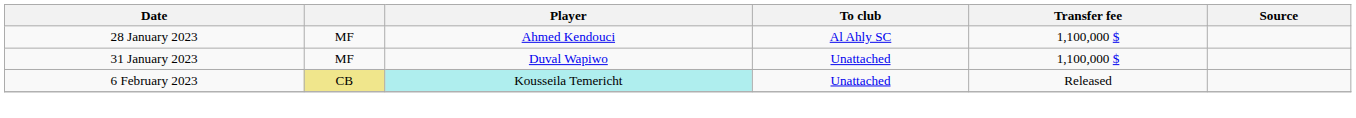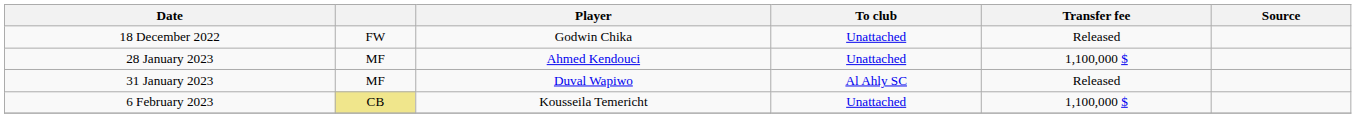+ row: (170, 36)
(861, 36) Al Ahly SC -> (876, 58) Unattached
(861, 58) Unattached -> (876, 80) Al Ahly SC
(1088, 58) 1,100,000 $ -> (1096, 80) Released
(568, 80) paleturquoise background -> (593, 102) no background
(1088, 80) Released -> (1096, 102) 1,100,000 $
